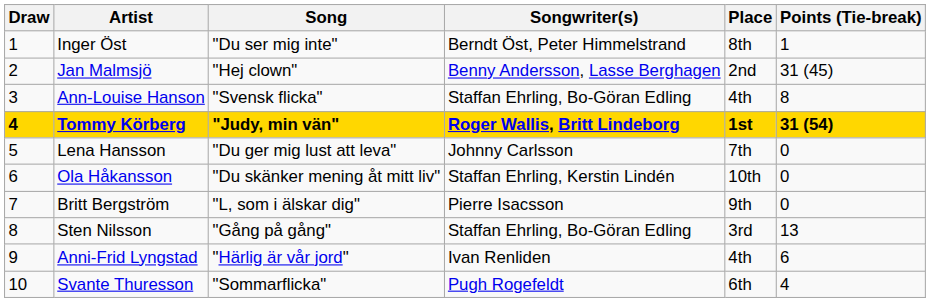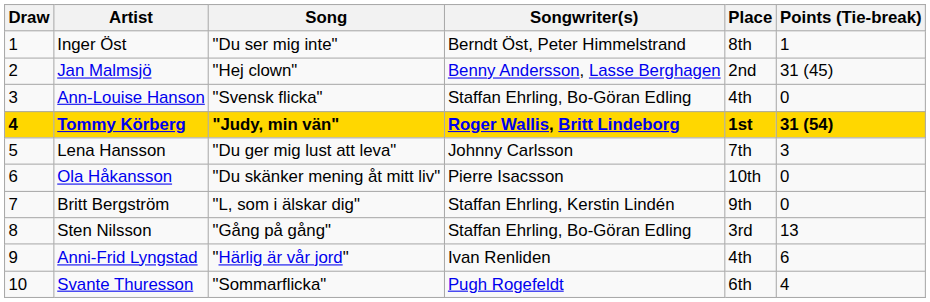(785, 97) 8 -> (785, 97) 0
(785, 151) 0 -> (785, 151) 3
(561, 177) Staffan Ehrling, Kerstin Lindén -> (506, 177) Pierre Isacsson
(506, 204) Pierre Isacsson -> (561, 204) Staffan Ehrling, Kerstin Lindén
